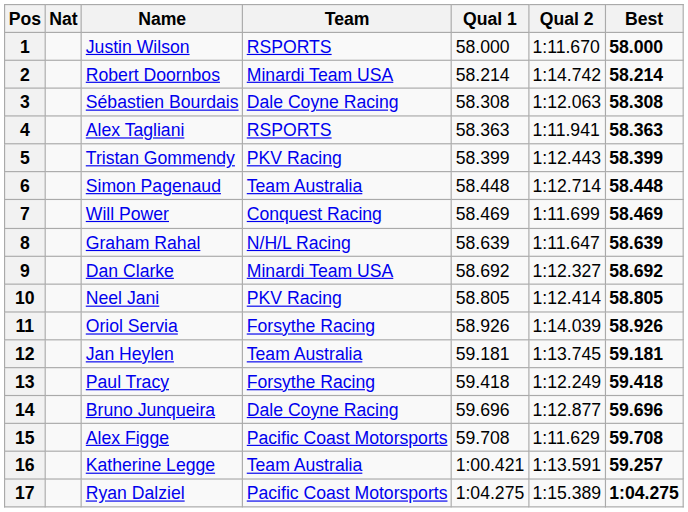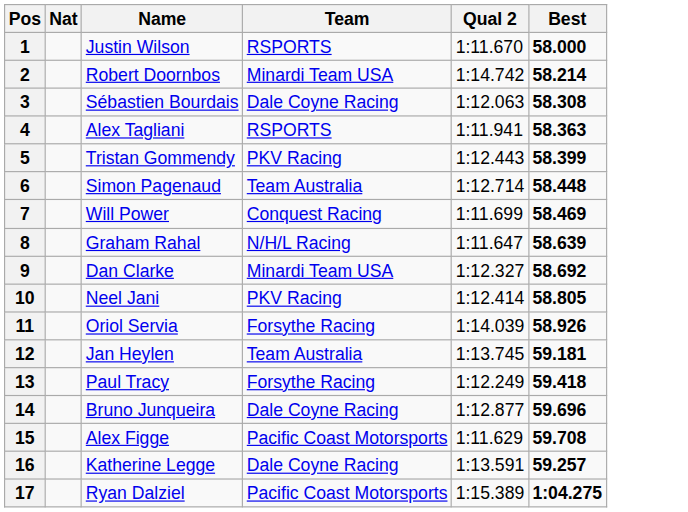- column: (490, 19)
(305, 465) Team Australia -> (323, 465) Dale Coyne Racing
